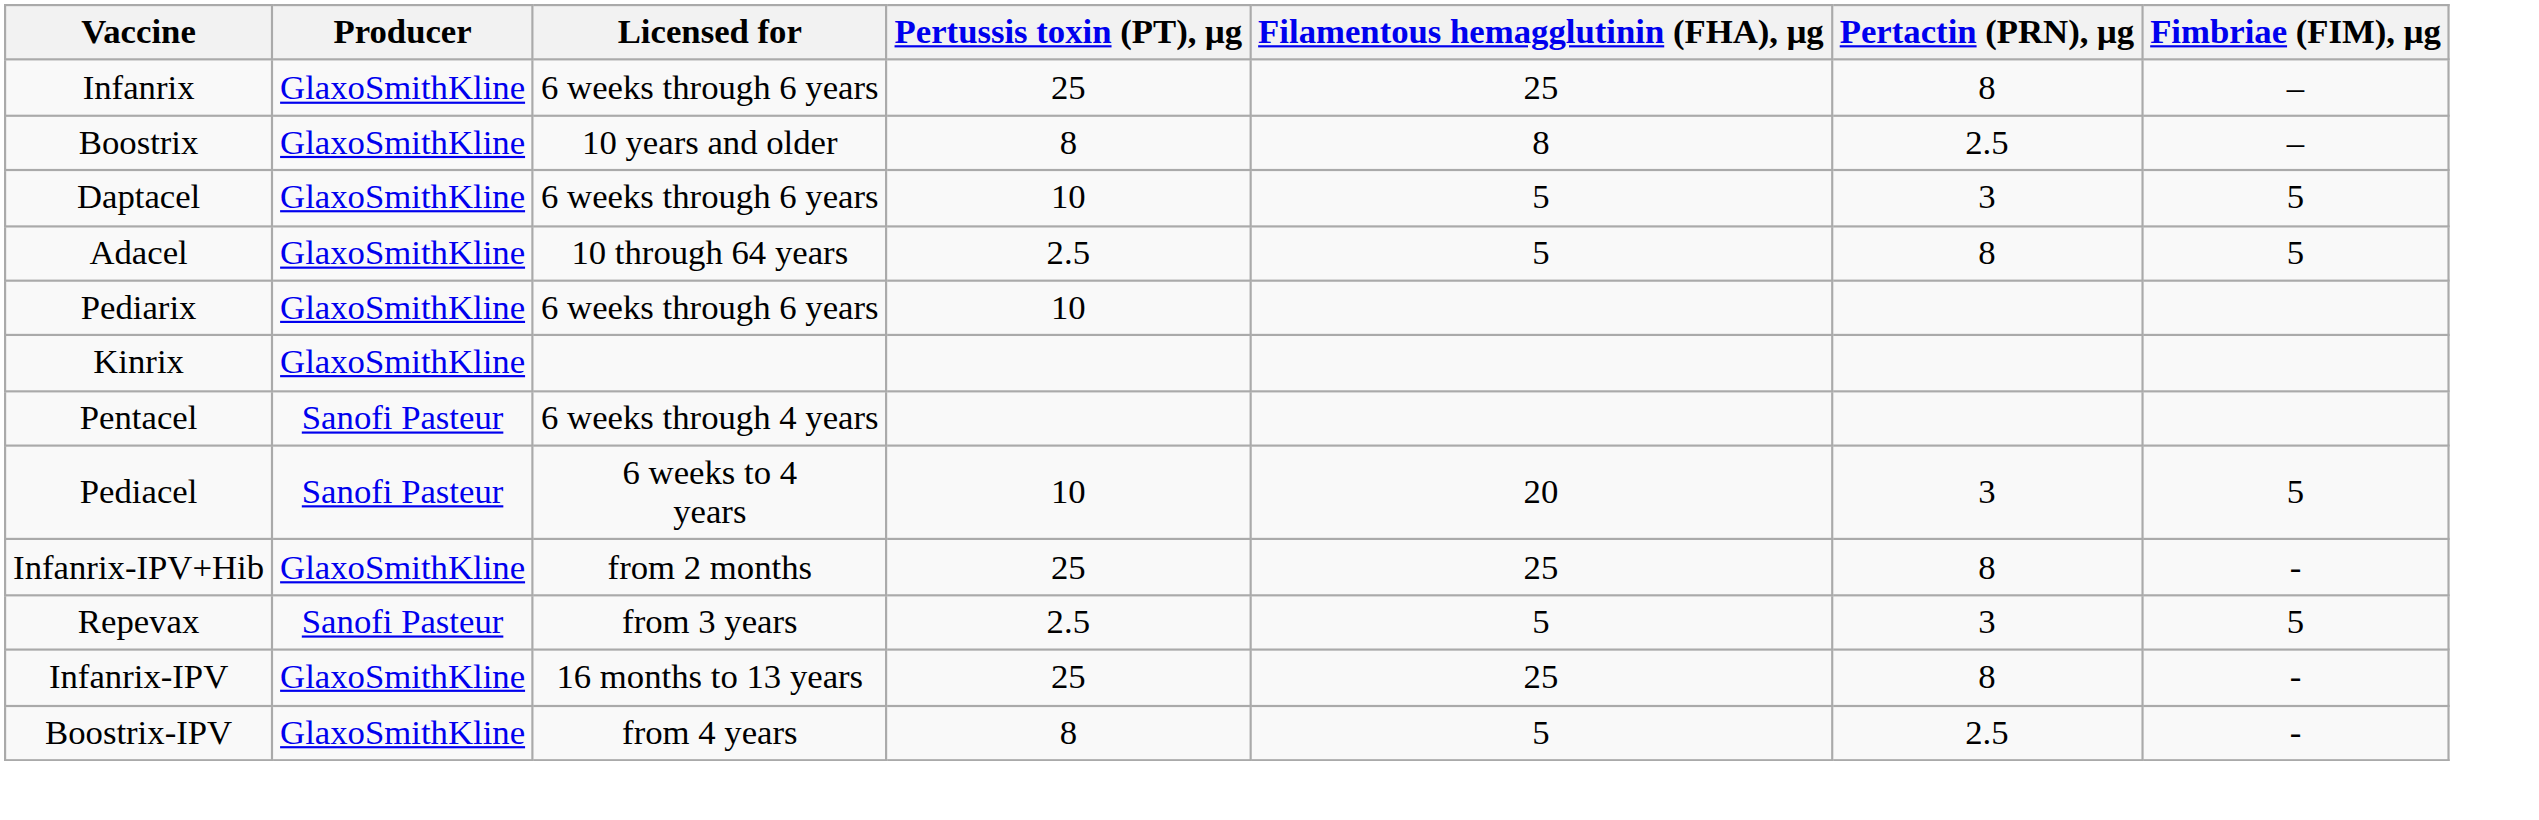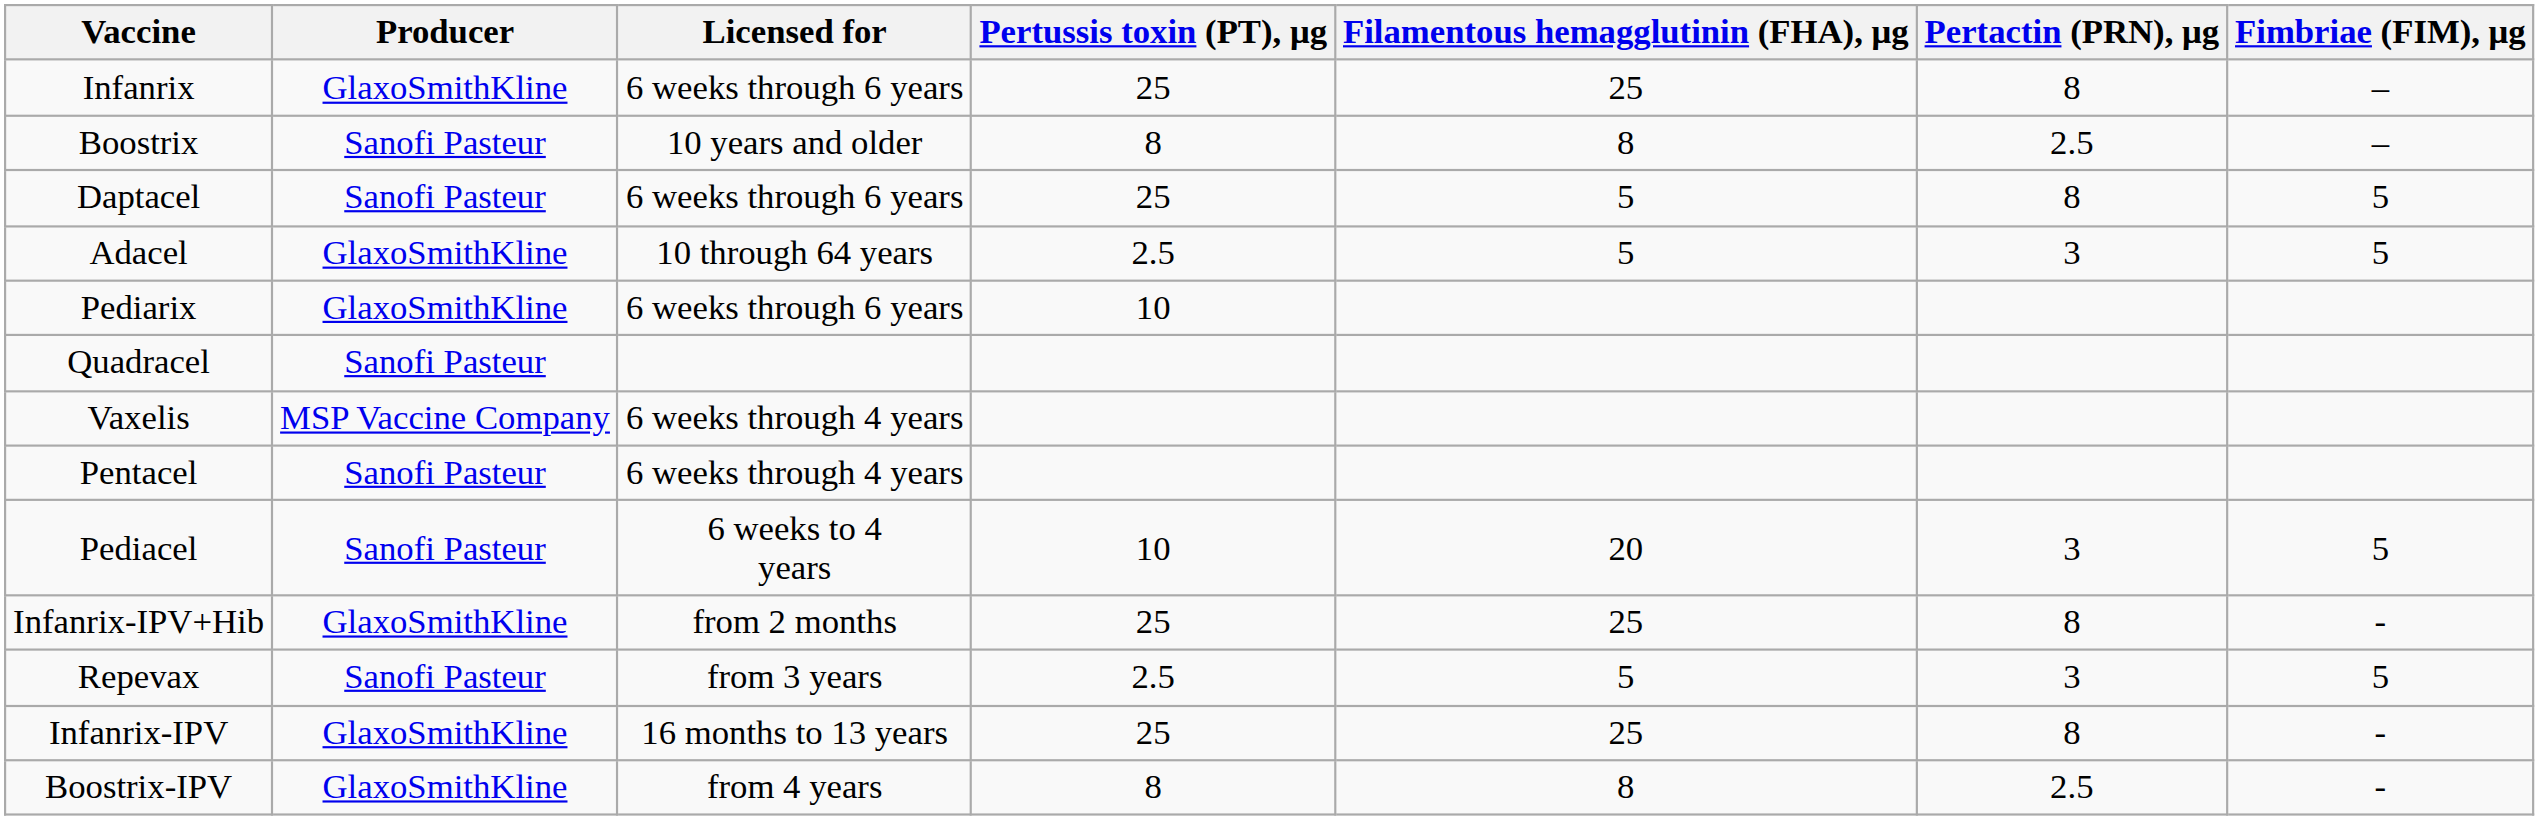(403, 142) GlaxoSmithKline -> (445, 142) Sanofi Pasteur
(403, 197) GlaxoSmithKline -> (445, 197) Sanofi Pasteur
(1068, 197) 10 -> (1153, 197) 25
(1987, 197) 3 -> (2072, 197) 8
(1987, 252) 8 -> (2072, 252) 3
- row: (139, 362)
+ row: (139, 362)
+ row: (139, 417)
(1541, 731) 5 -> (1626, 786) 8
